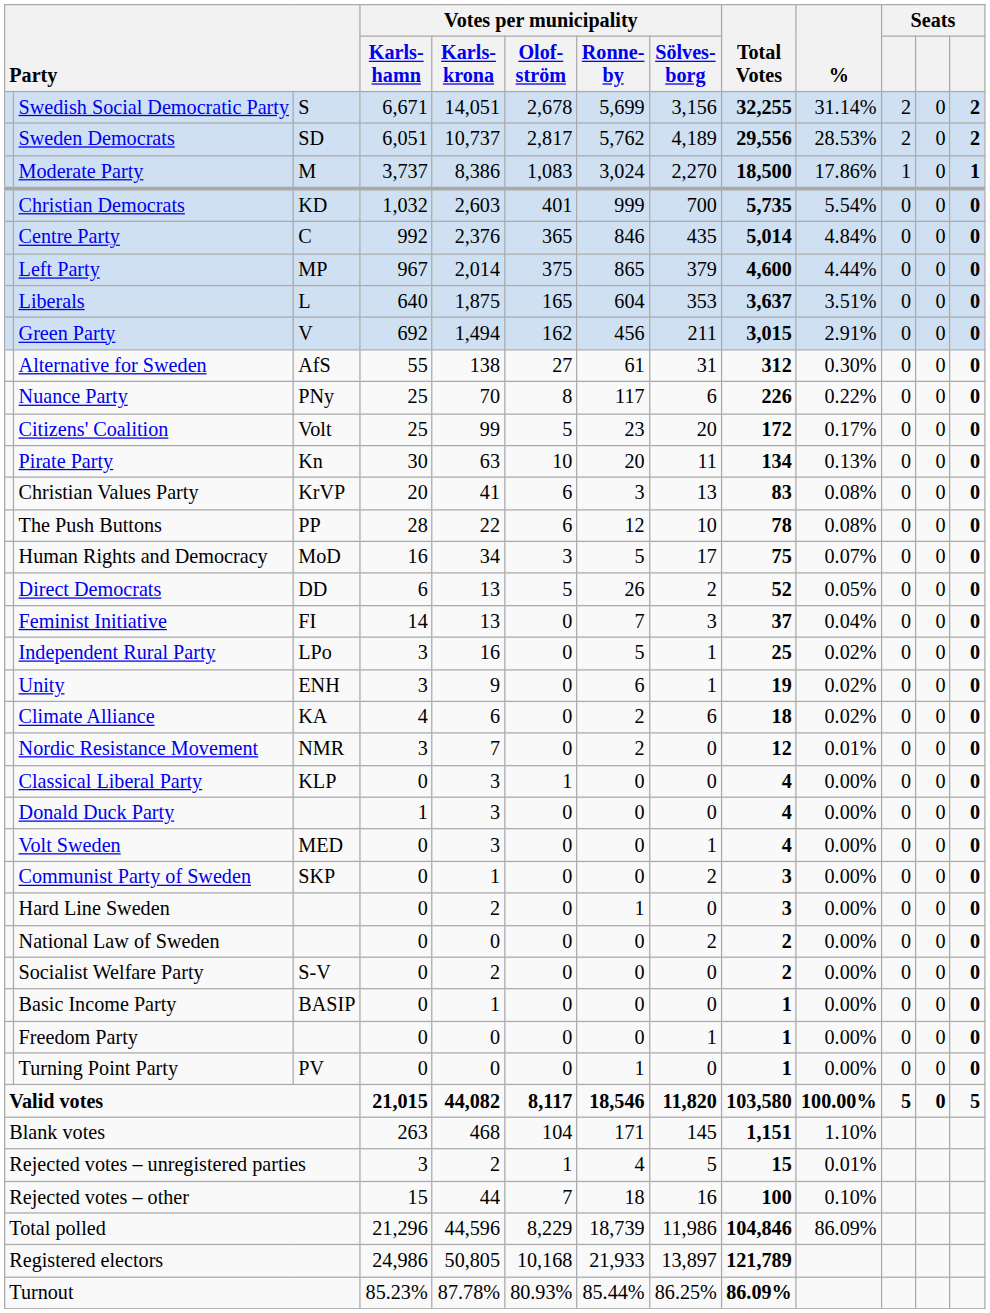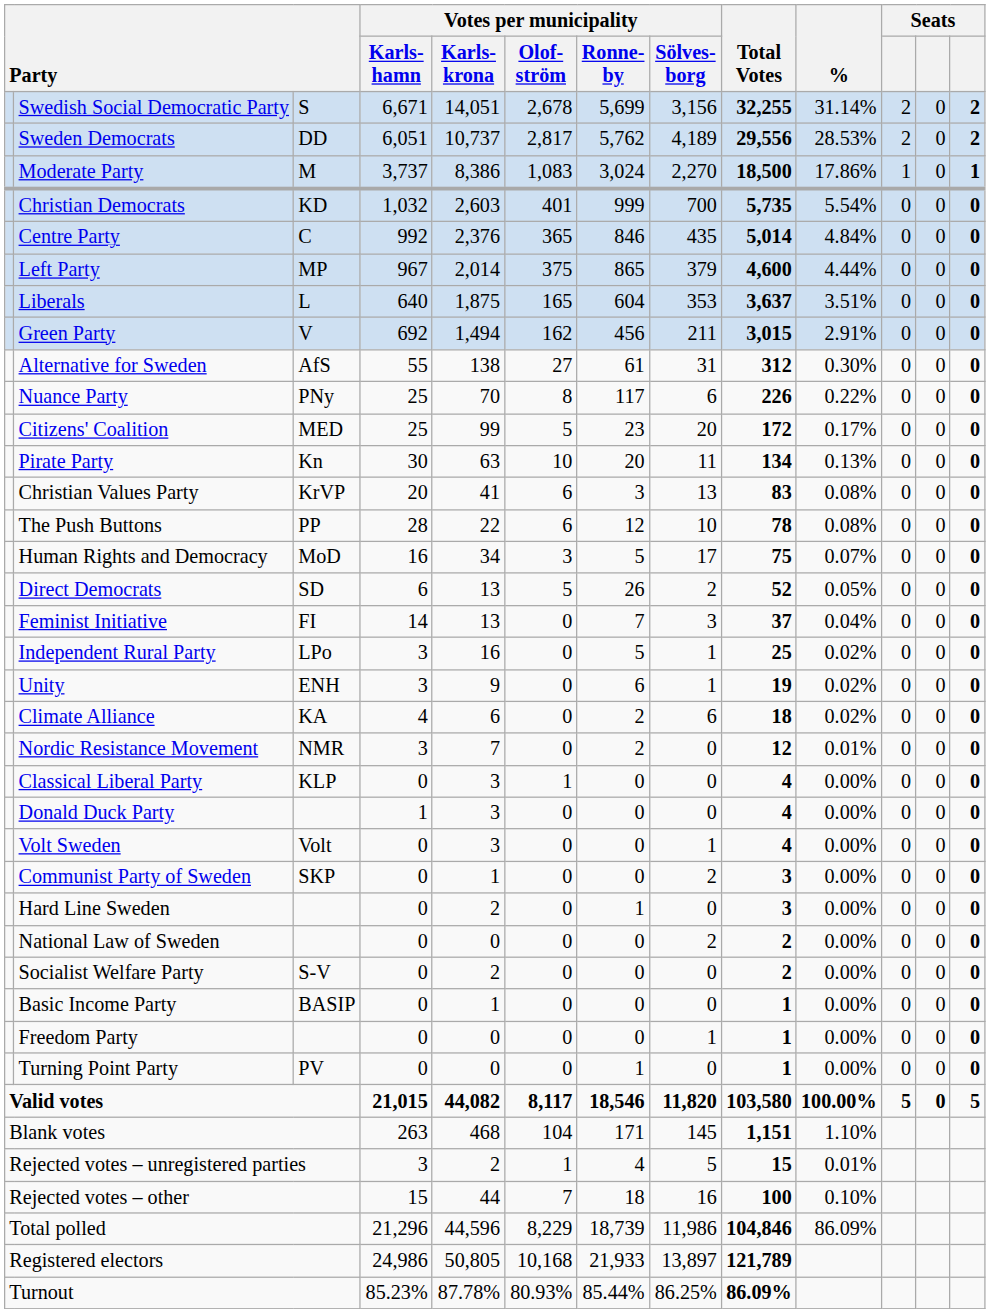(311, 139) SD -> (313, 139) DD
(315, 429) Volt -> (321, 429) MED
(313, 589) DD -> (311, 589) SD
(321, 844) MED -> (315, 844) Volt
